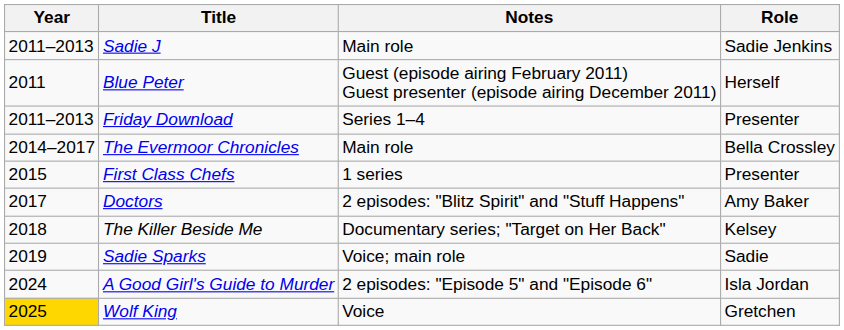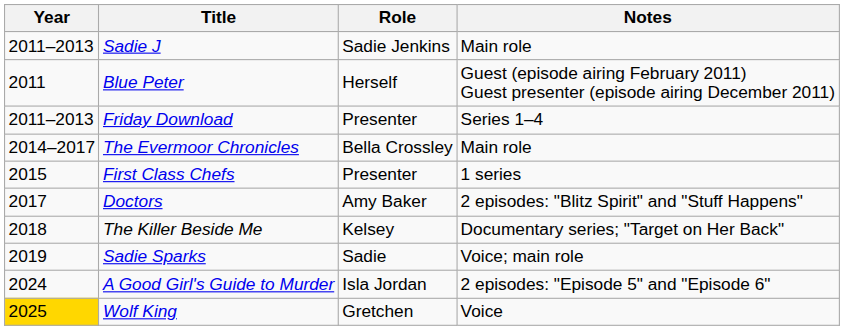columns swapped: (780, 18) <-> (529, 18)
